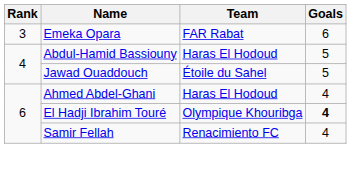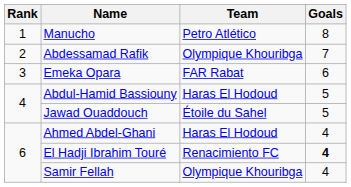+ row: (69, 34)
+ row: (96, 53)
(242, 113) Olympique Khouribga -> (231, 152) Renacimiento FC
(231, 133) Renacimiento FC -> (242, 172) Olympique Khouribga
